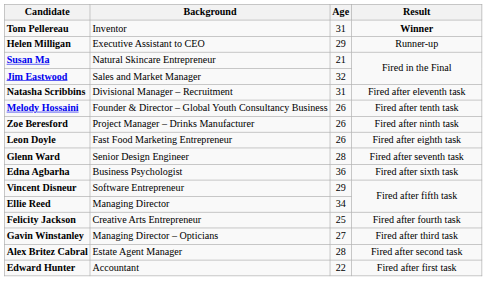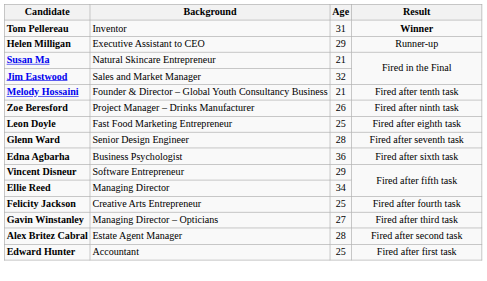- row: (46, 92)
(341, 108) 26 -> (341, 92) 21
(341, 140) 26 -> (341, 124) 25
(341, 268) 22 -> (341, 252) 25
